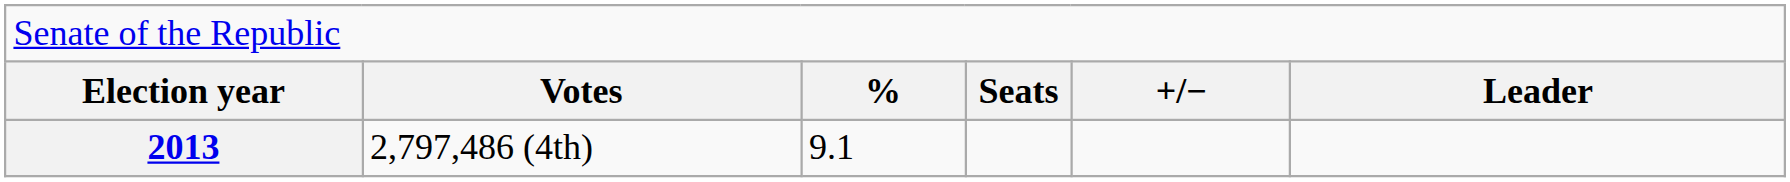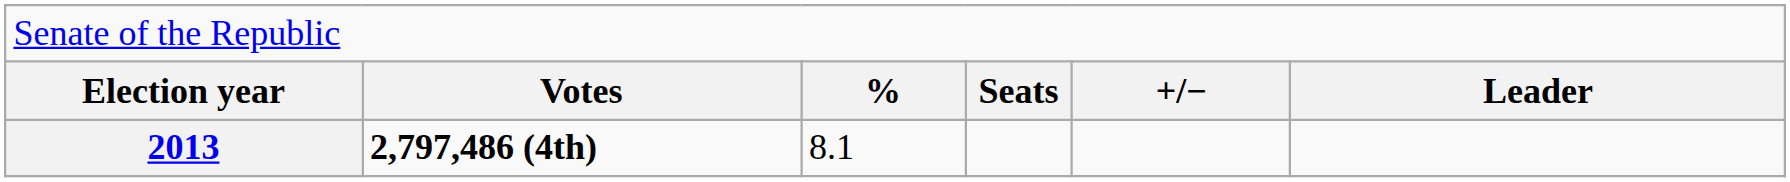(482, 147) normal -> (484, 147) bold
(832, 147) 9.1 -> (832, 147) 8.1
